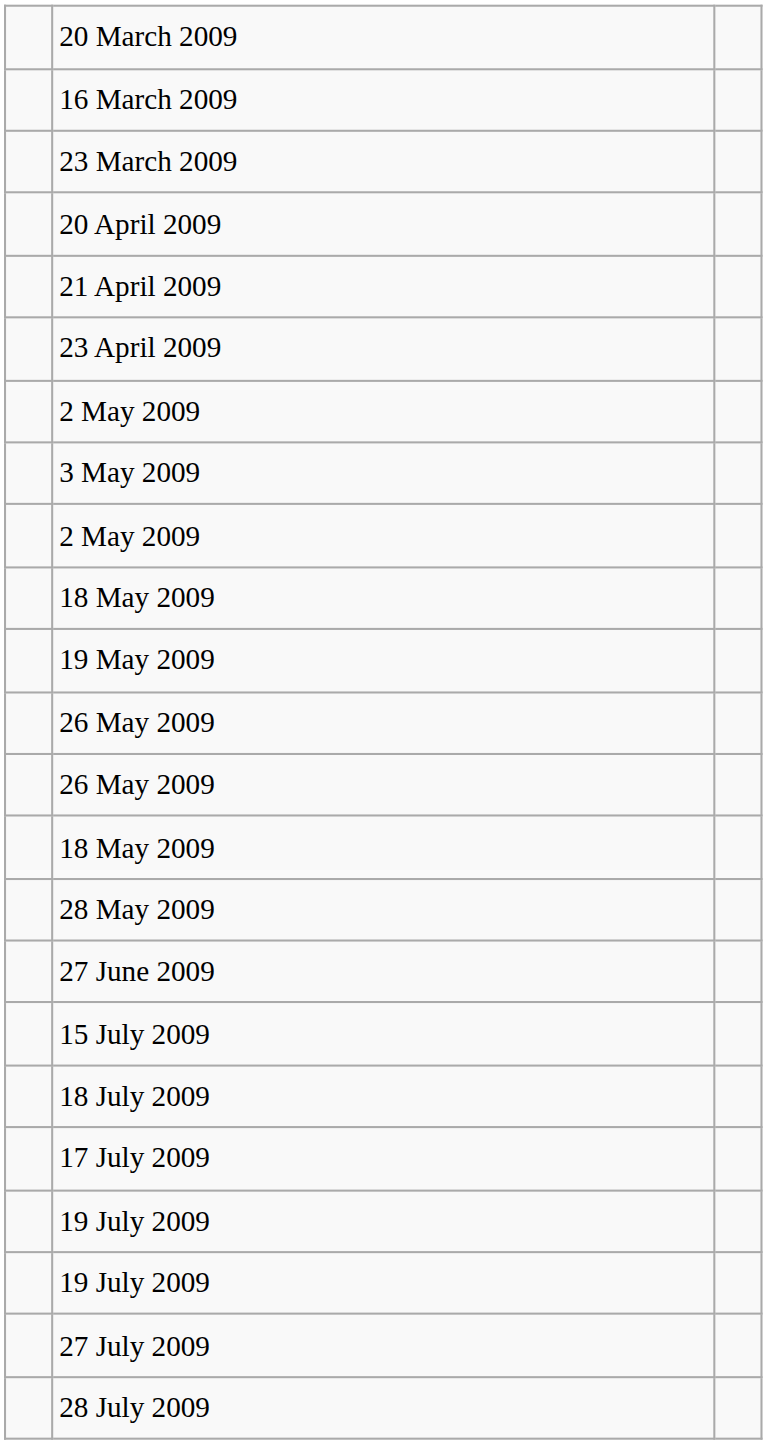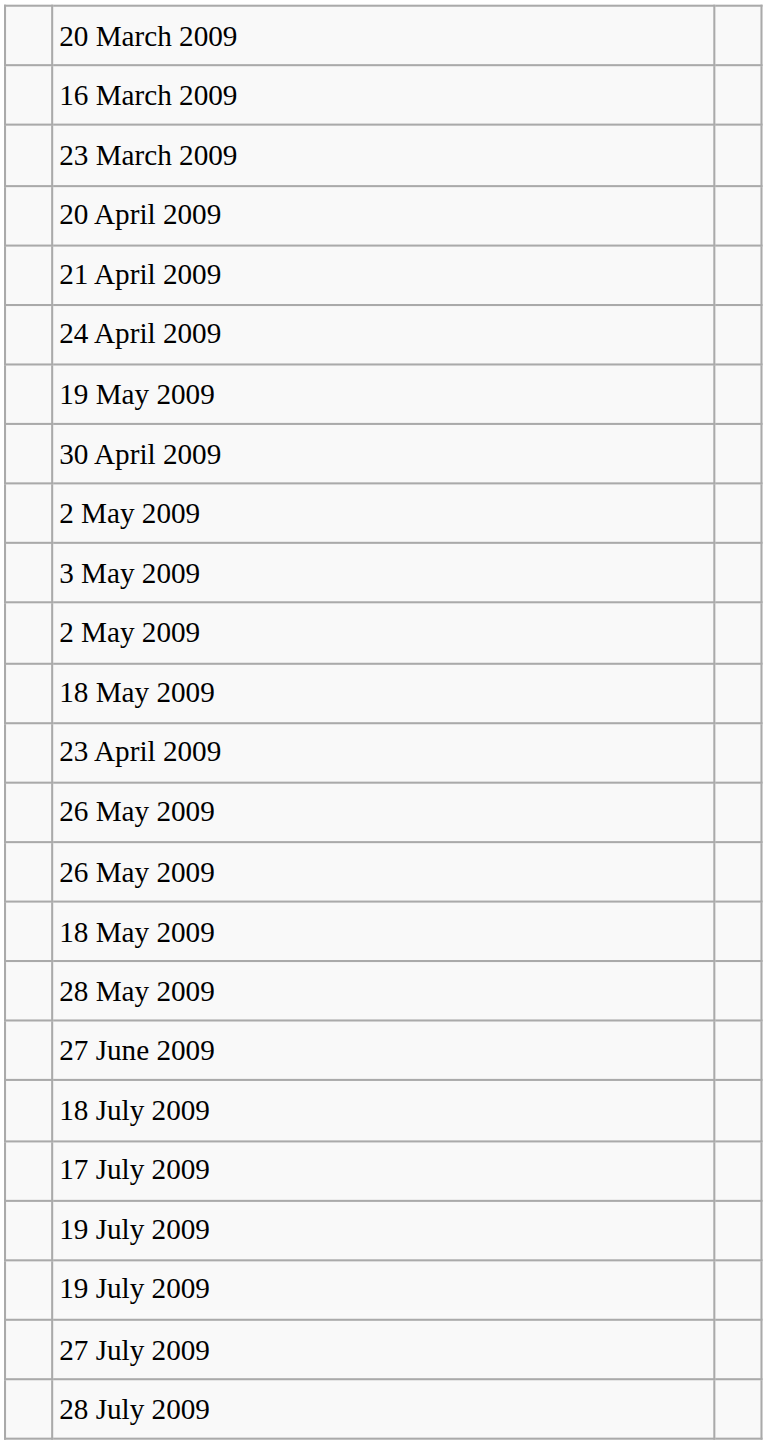+ row: (29, 335)
rows swapped: (29, 349) <-> (29, 660)
+ row: (29, 454)
- row: (29, 1034)
